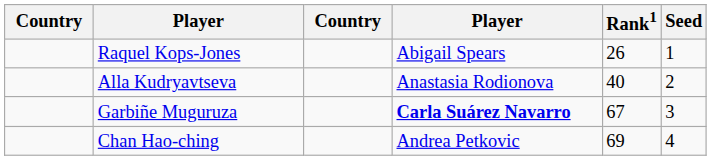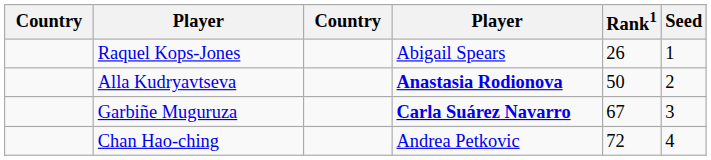(475, 82) normal -> (480, 82) bold
(615, 82) 40 -> (615, 82) 50
(615, 140) 69 -> (615, 140) 72
